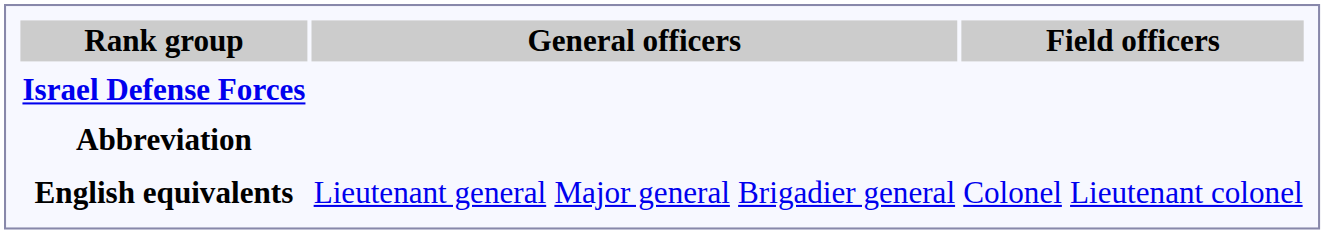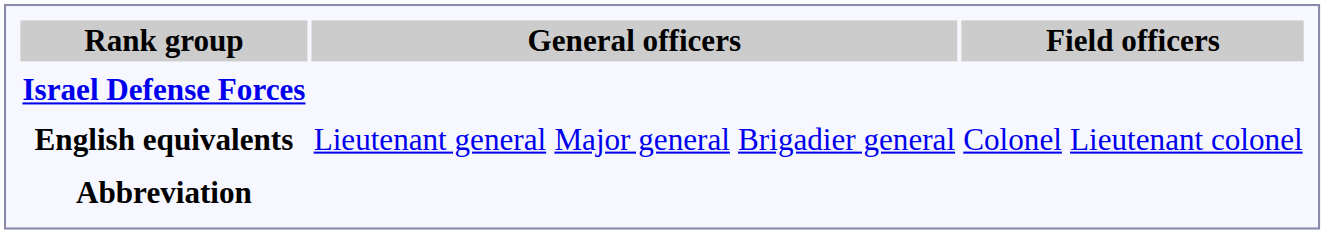rows swapped: (164, 138) <-> (164, 192)
